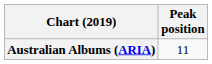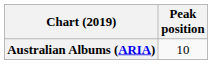(183, 49) 11 -> (183, 49) 10
